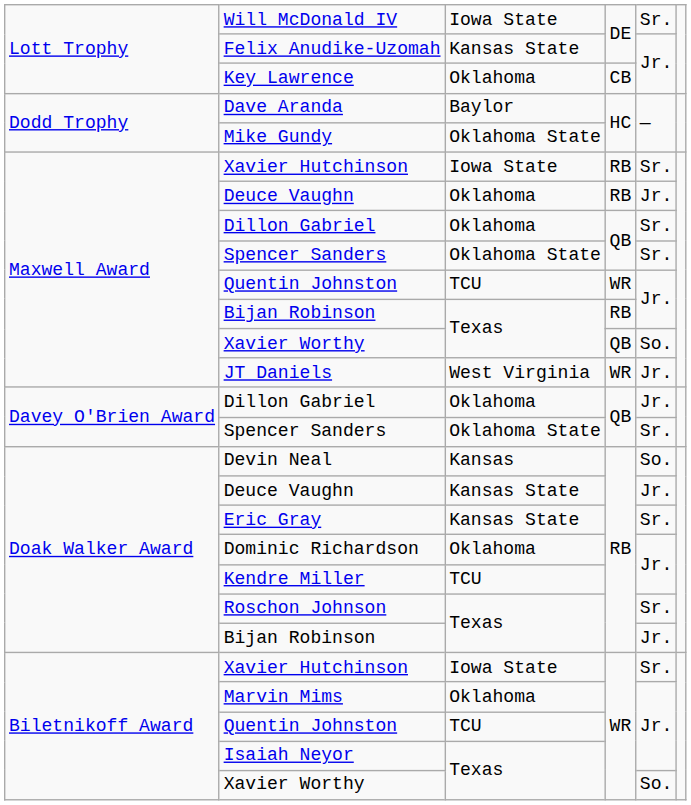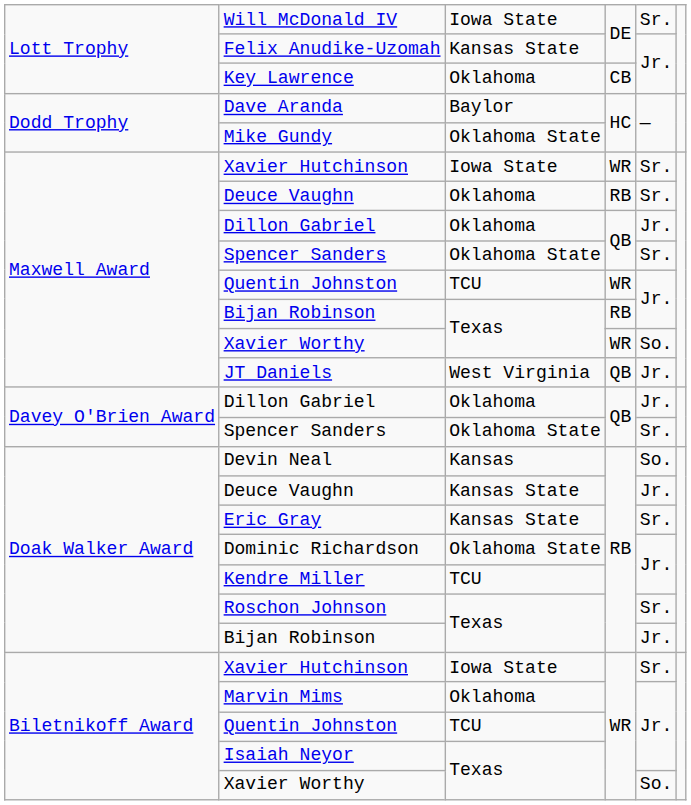(620, 167) RB -> (620, 167) WR
(656, 196) Jr. -> (656, 196) Sr.
(656, 226) Sr. -> (656, 226) Jr.
(620, 343) QB -> (620, 343) WR
(620, 373) WR -> (620, 373) QB
(493, 550) Oklahoma -> (525, 550) Oklahoma State
